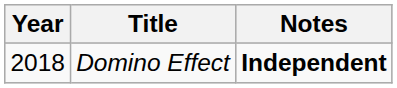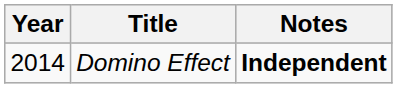(38, 62) 2018 -> (38, 62) 2014
